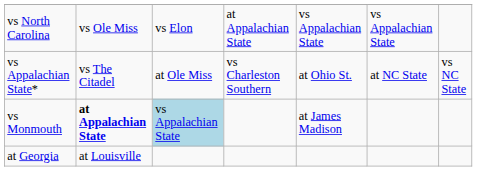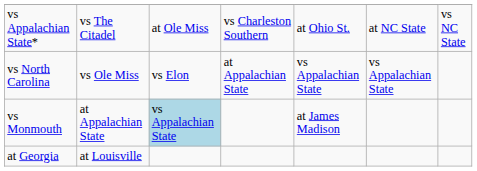rows swapped: (38, 75) <-> (29, 28)
(113, 122) bold -> (111, 122) normal
